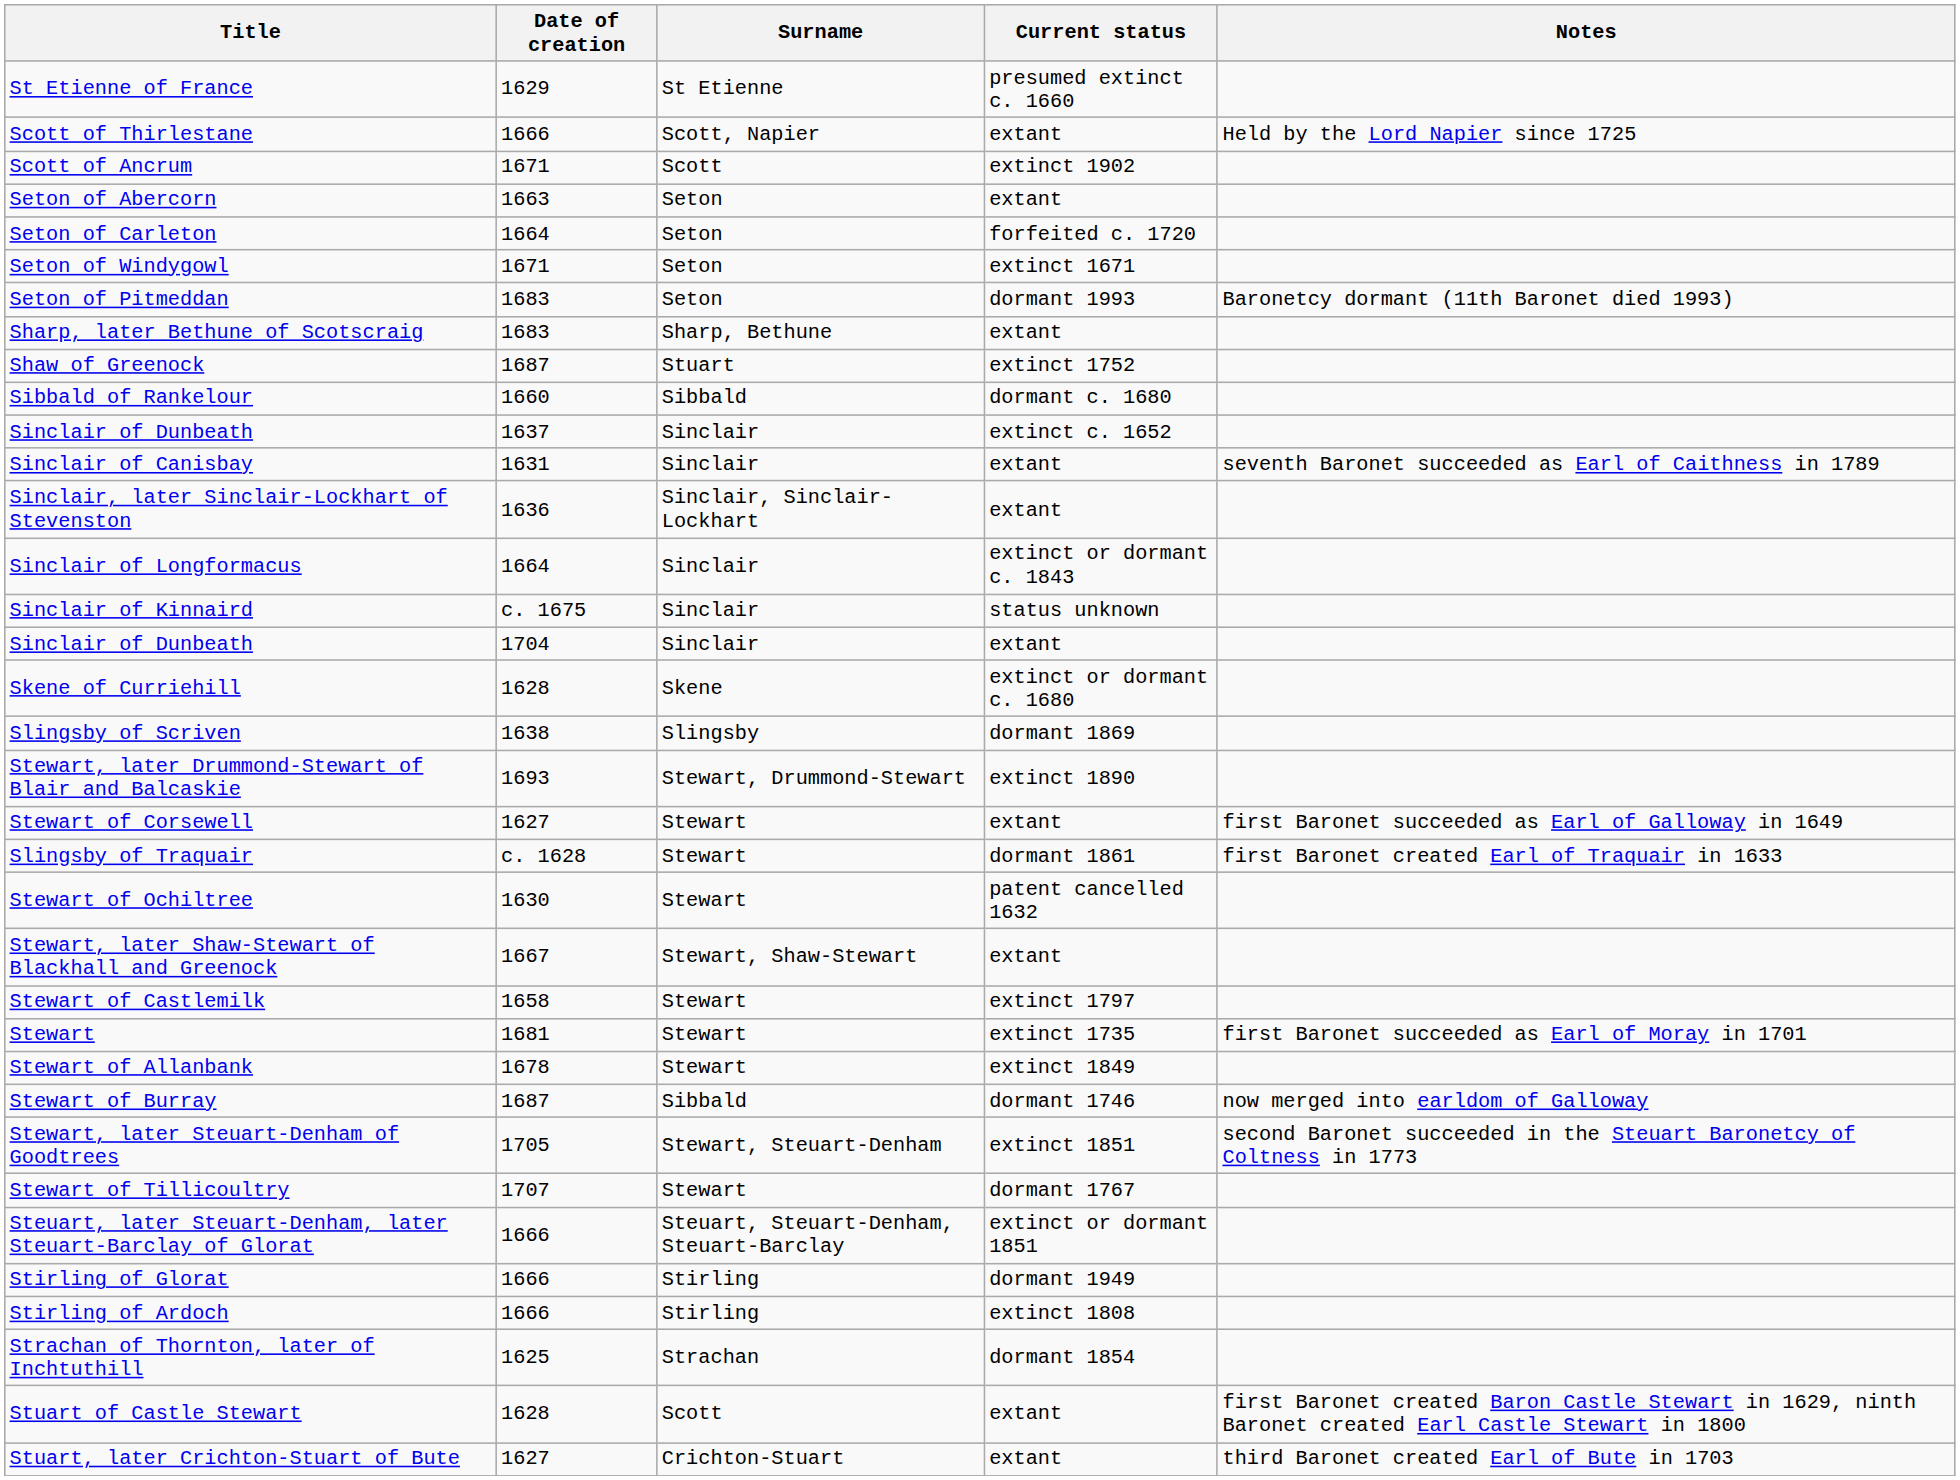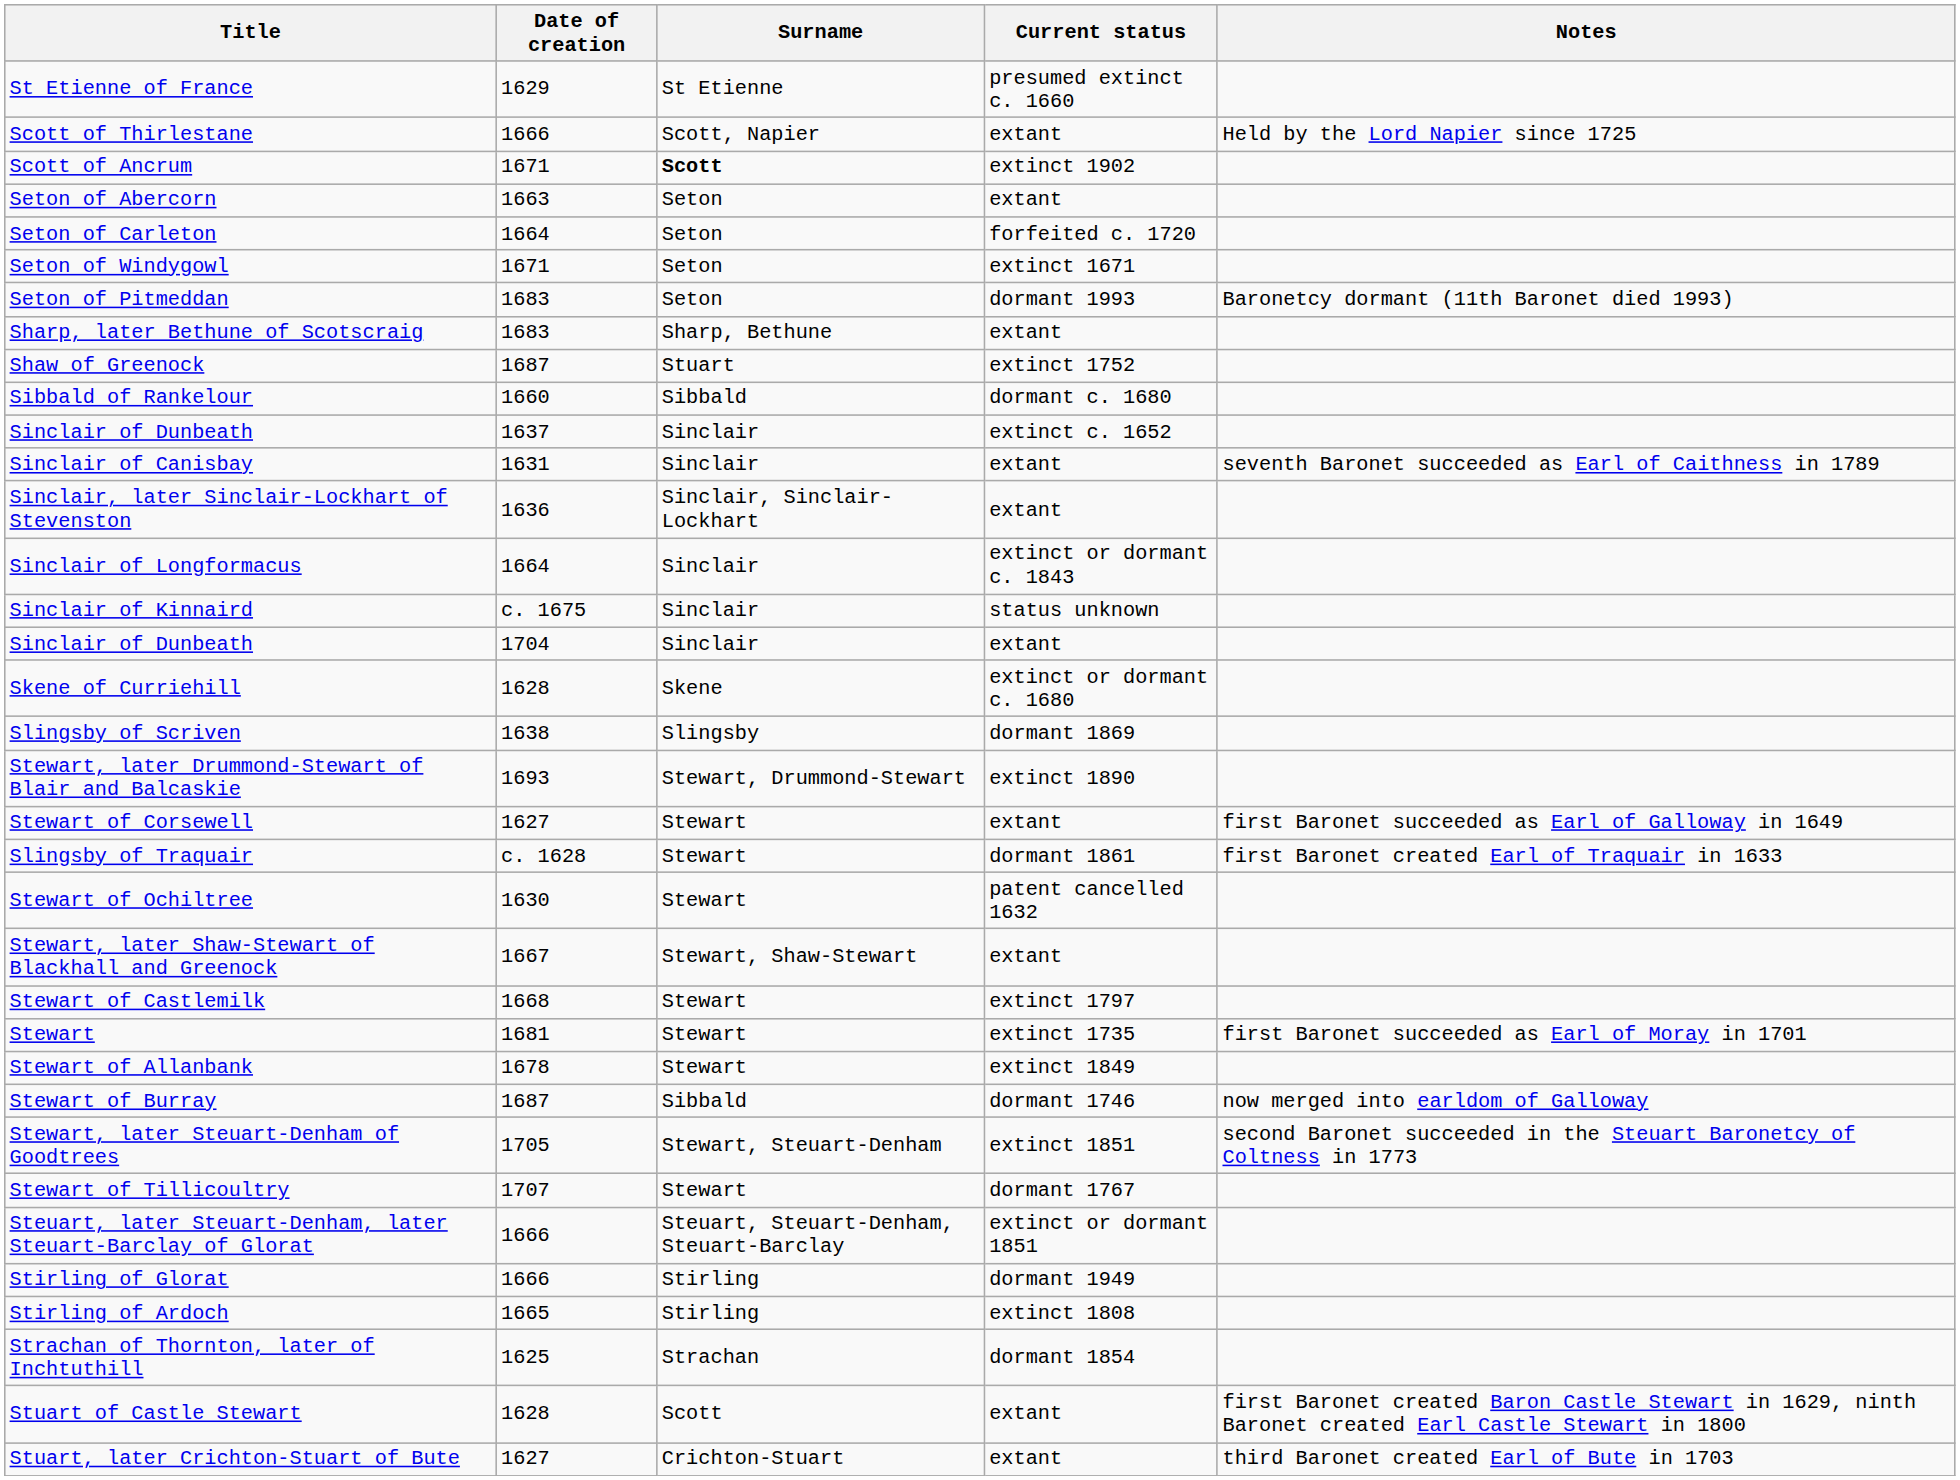(692, 167) normal -> (692, 167) bold
(525, 1002) 1658 -> (525, 1002) 1668
(525, 1313) 1666 -> (525, 1313) 1665
